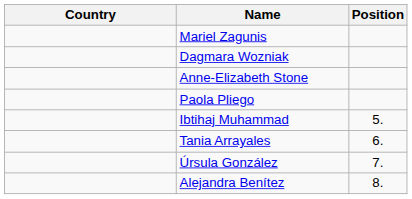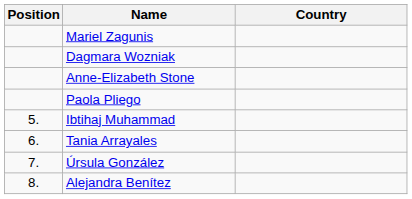columns swapped: (378, 15) <-> (90, 15)
